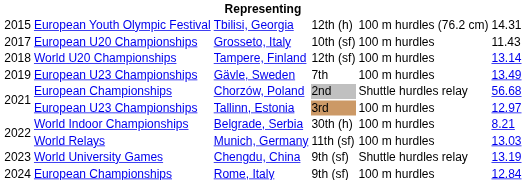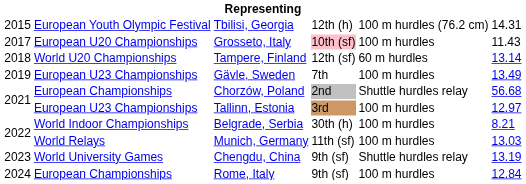(333, 42) no background -> (333, 42) pink background
(396, 58) 100 m hurdles -> (393, 58) 60 m hurdles
